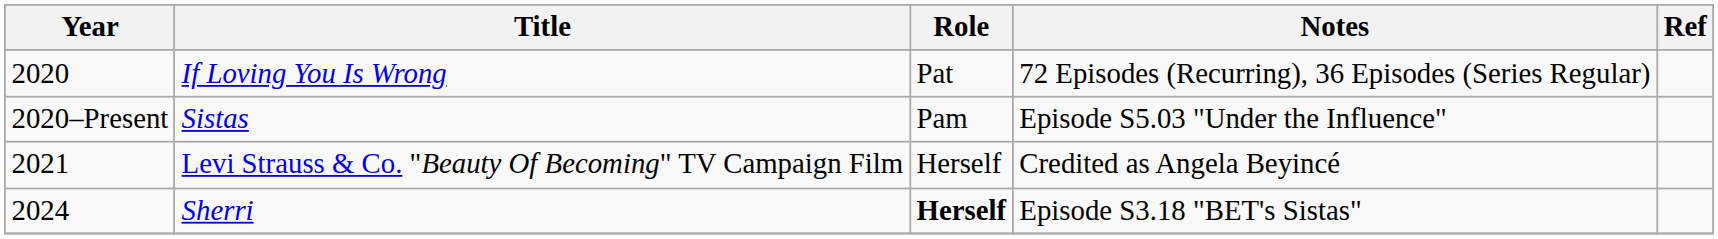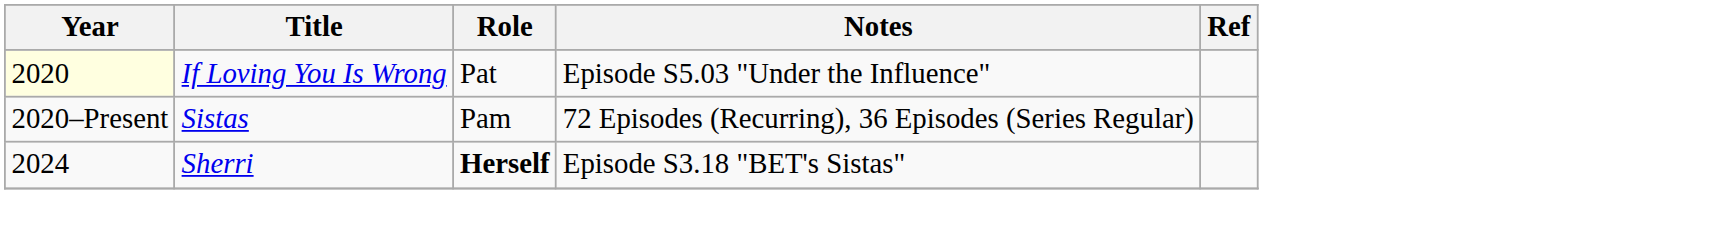(40, 73) no background -> (40, 73) lightyellow background
(1335, 73) 72 Episodes (Recurring), 36 Episodes (Series Regular) -> (777, 73) Episode S5.03 "Under the Influence"
(1233, 118) Episode S5.03 "Under the Influence" -> (878, 118) 72 Episodes (Recurring), 36 Episodes (Series Regular)
- row: (542, 164)
